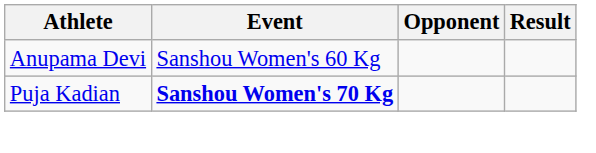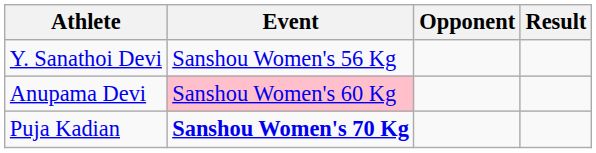+ row: (86, 57)
(268, 57) no background -> (284, 93) pink background
